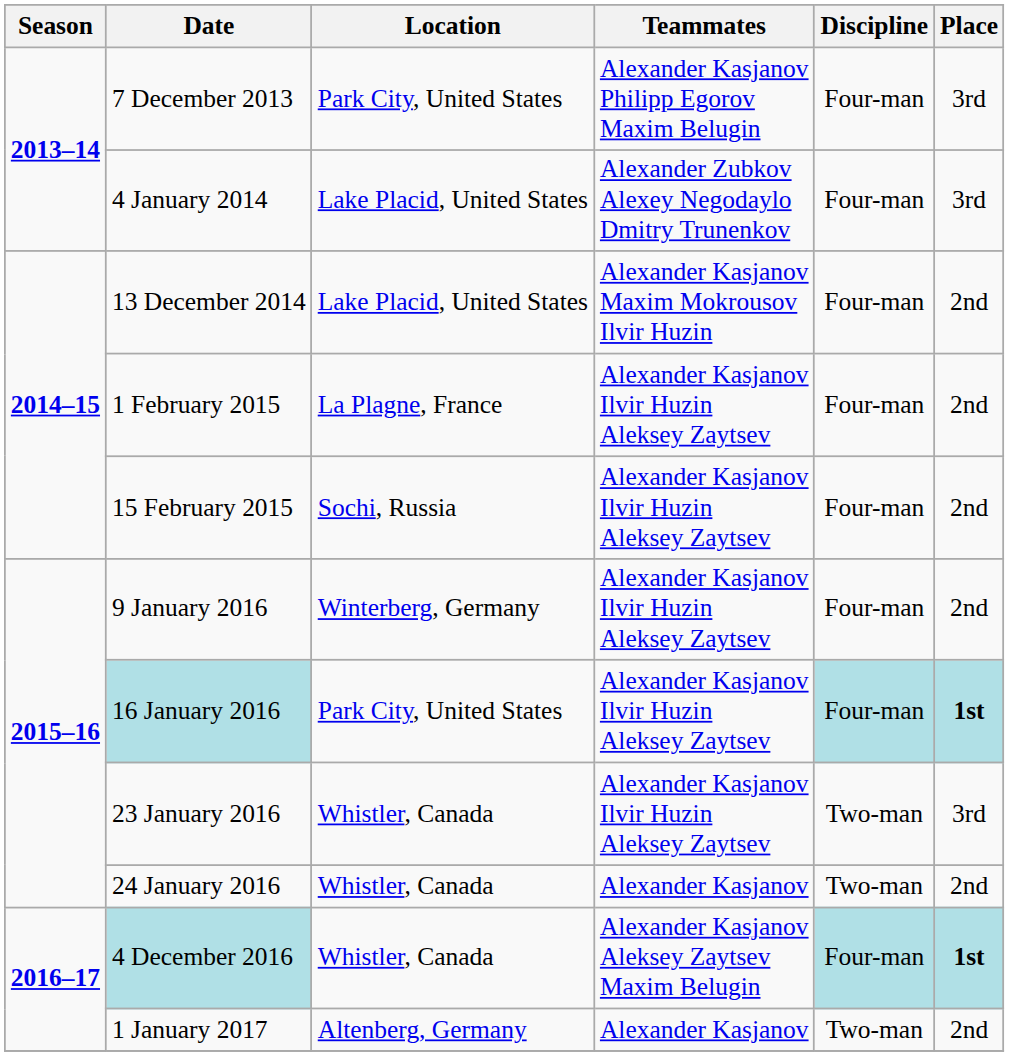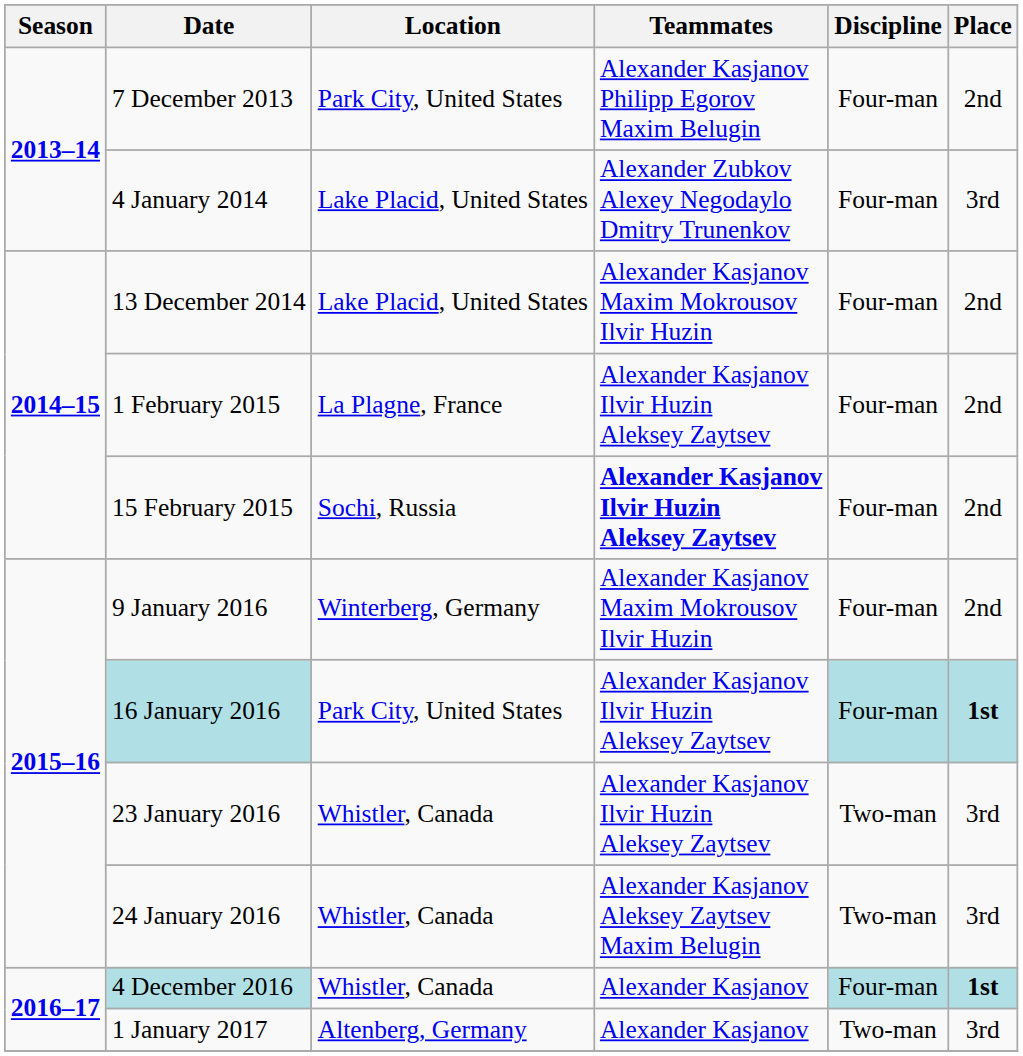(969, 98) 3rd -> (983, 98) 2nd
(704, 506) normal -> (711, 506) bold
(704, 609) Alexander Kasjanov Ilvir Huzin Aleksey Zaytsev -> (704, 609) Alexander Kasjanov Maxim Mokrousov Ilvir Huzin
(704, 885) Alexander Kasjanov -> (704, 915) Alexander Kasjanov Aleksey Zaytsev Maxim Belugin
(969, 885) 2nd -> (983, 915) 3rd
(704, 957) Alexander Kasjanov Aleksey Zaytsev Maxim Belugin -> (704, 987) Alexander Kasjanov
(969, 1029) 2nd -> (983, 1029) 3rd
